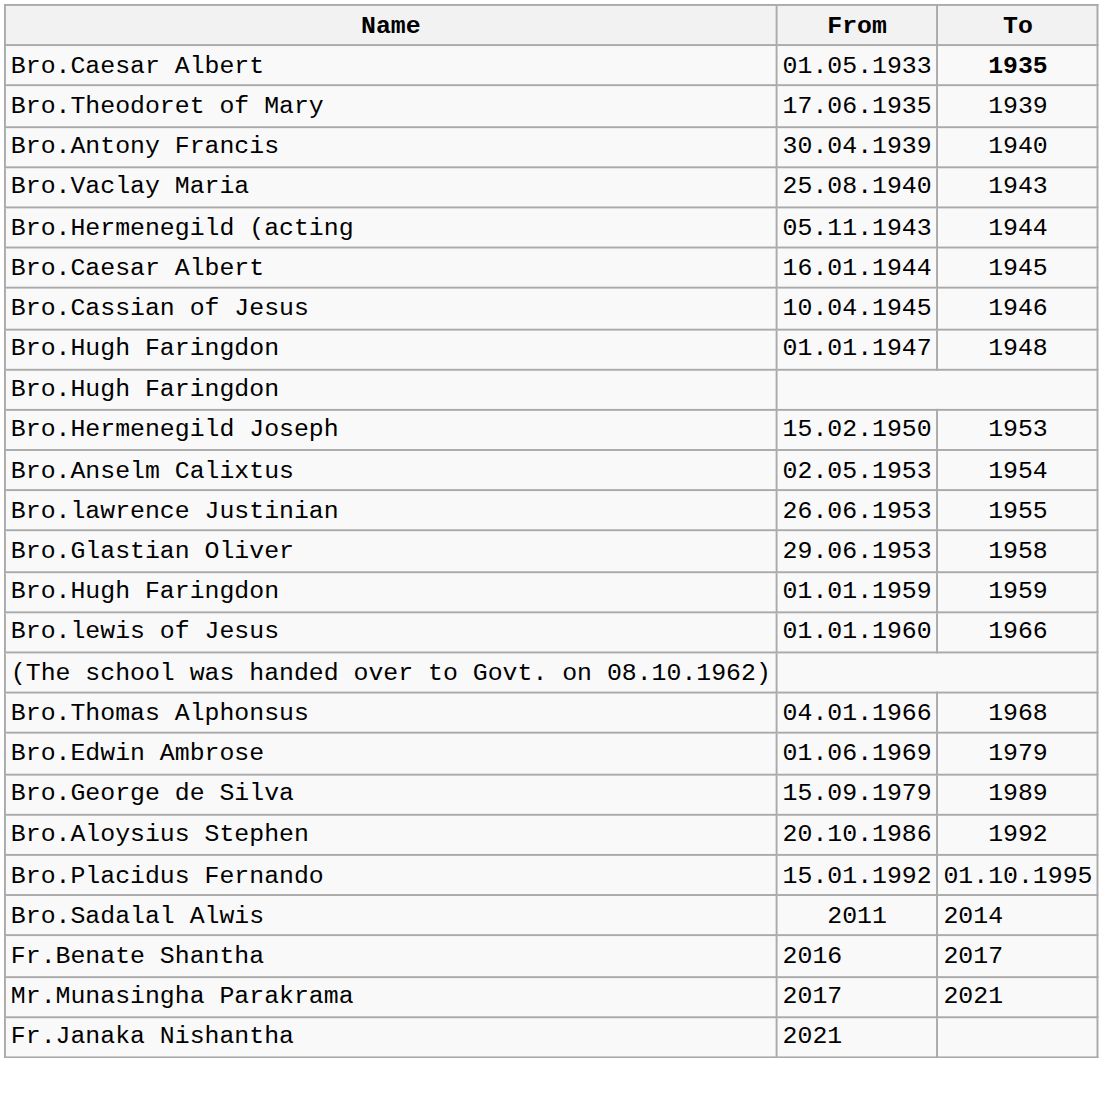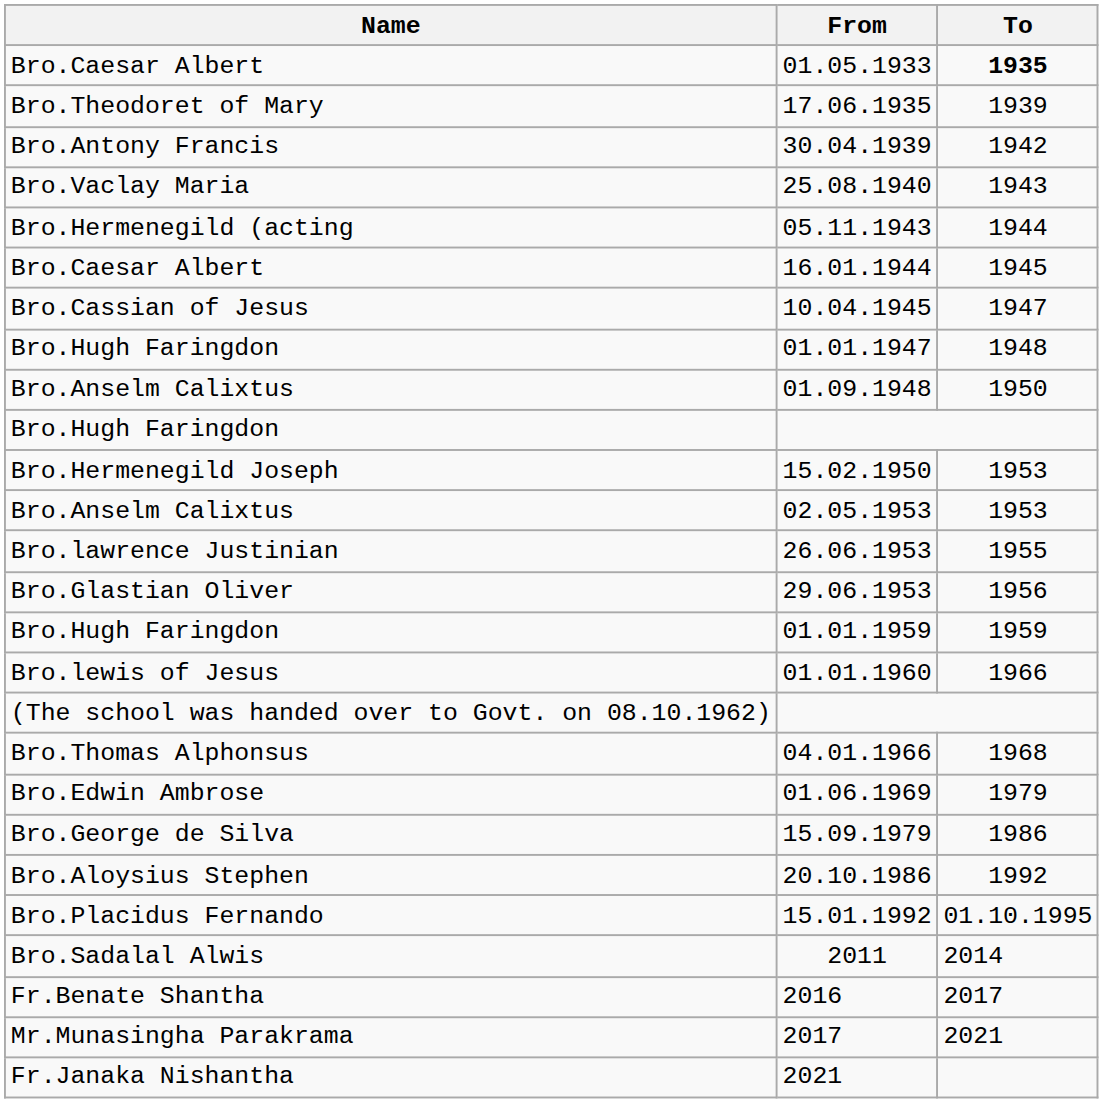(1018, 147) 1940 -> (1018, 147) 1942
(1018, 308) 1946 -> (1018, 308) 1947
+ row: (152, 389)
(1018, 470) 1954 -> (1018, 511) 1953
(1018, 551) 1958 -> (1018, 592) 1956
(1018, 794) 1989 -> (1018, 835) 1986
